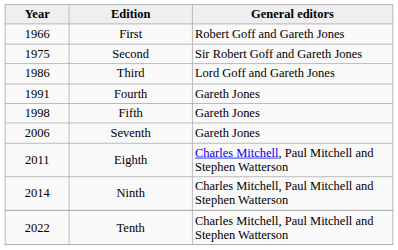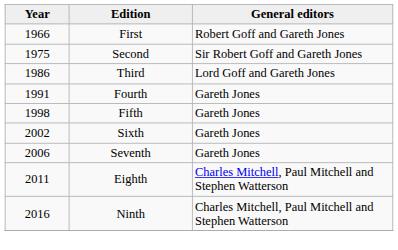+ row: (131, 133)
(37, 193) 2014 -> (37, 213) 2016
- row: (131, 227)
